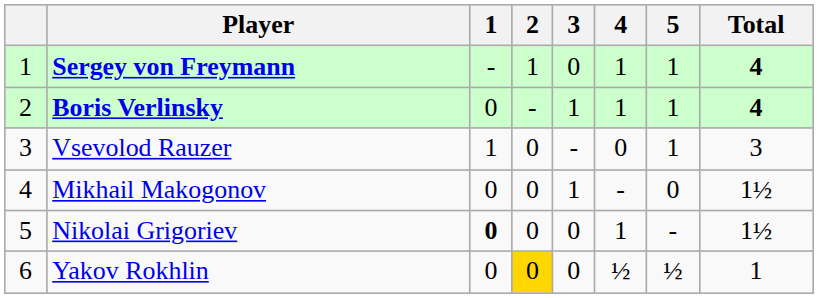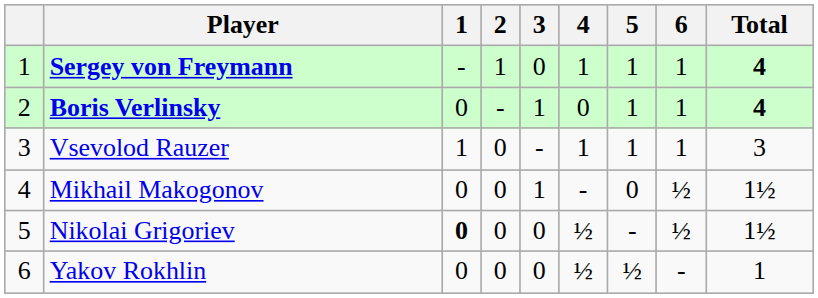+ column: (681, 25)
(621, 107) 1 -> (583, 107) 0
(621, 148) 0 -> (583, 148) 1
(621, 230) 1 -> (583, 230) ½
(532, 271) gold background -> (500, 271) no background
